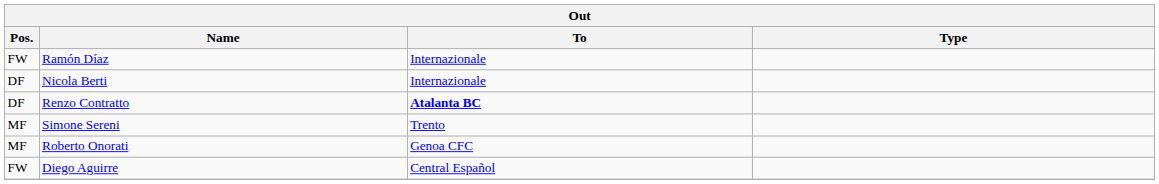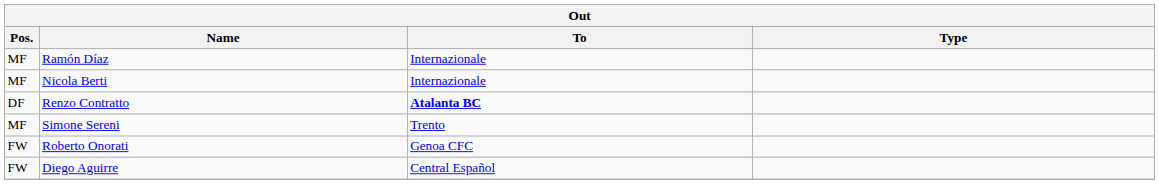(17, 59) FW -> (17, 59) MF
(16, 81) DF -> (17, 81) MF
(17, 146) MF -> (17, 146) FW
